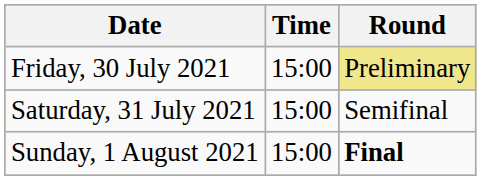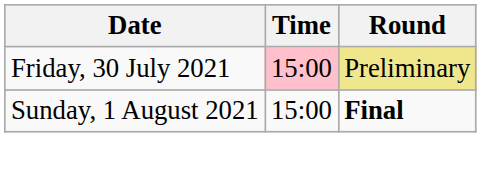(301, 68) no background -> (301, 68) pink background
- row: (133, 110)
